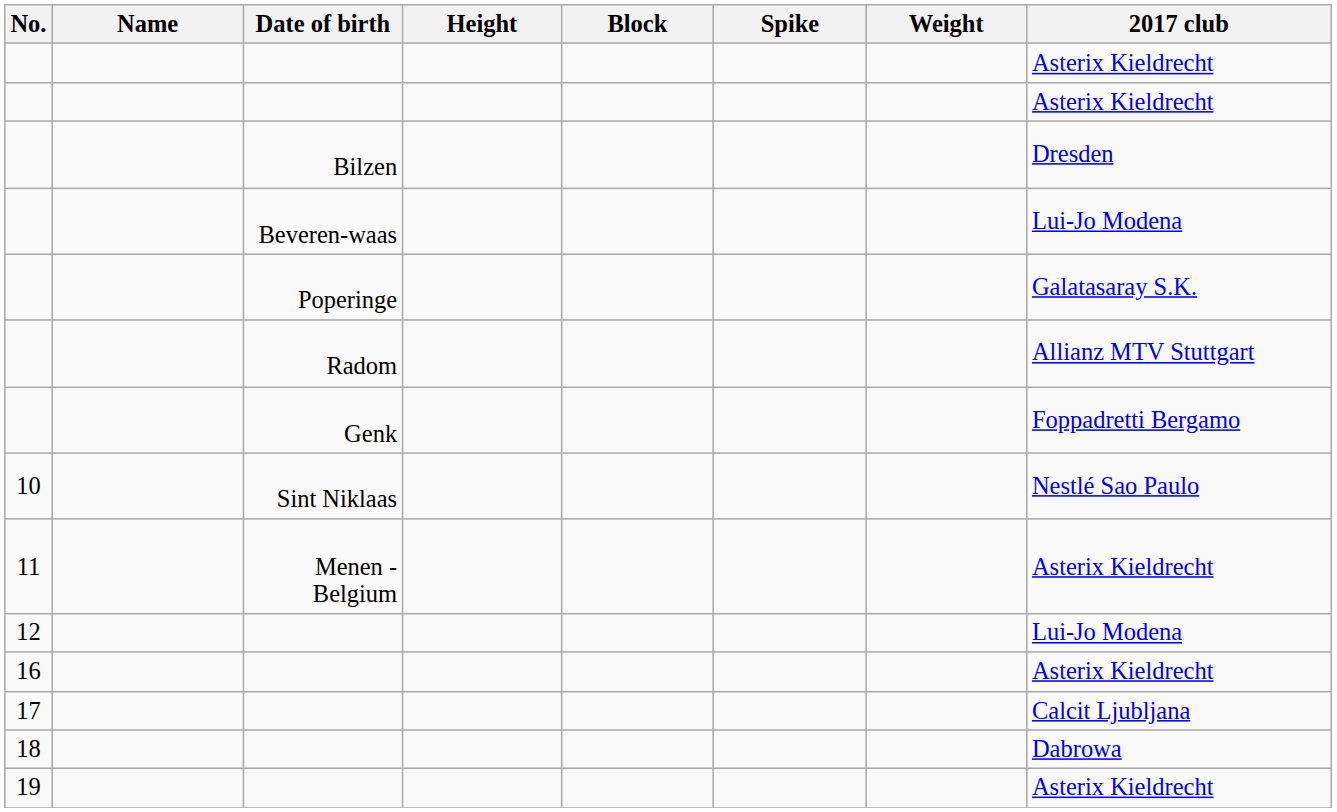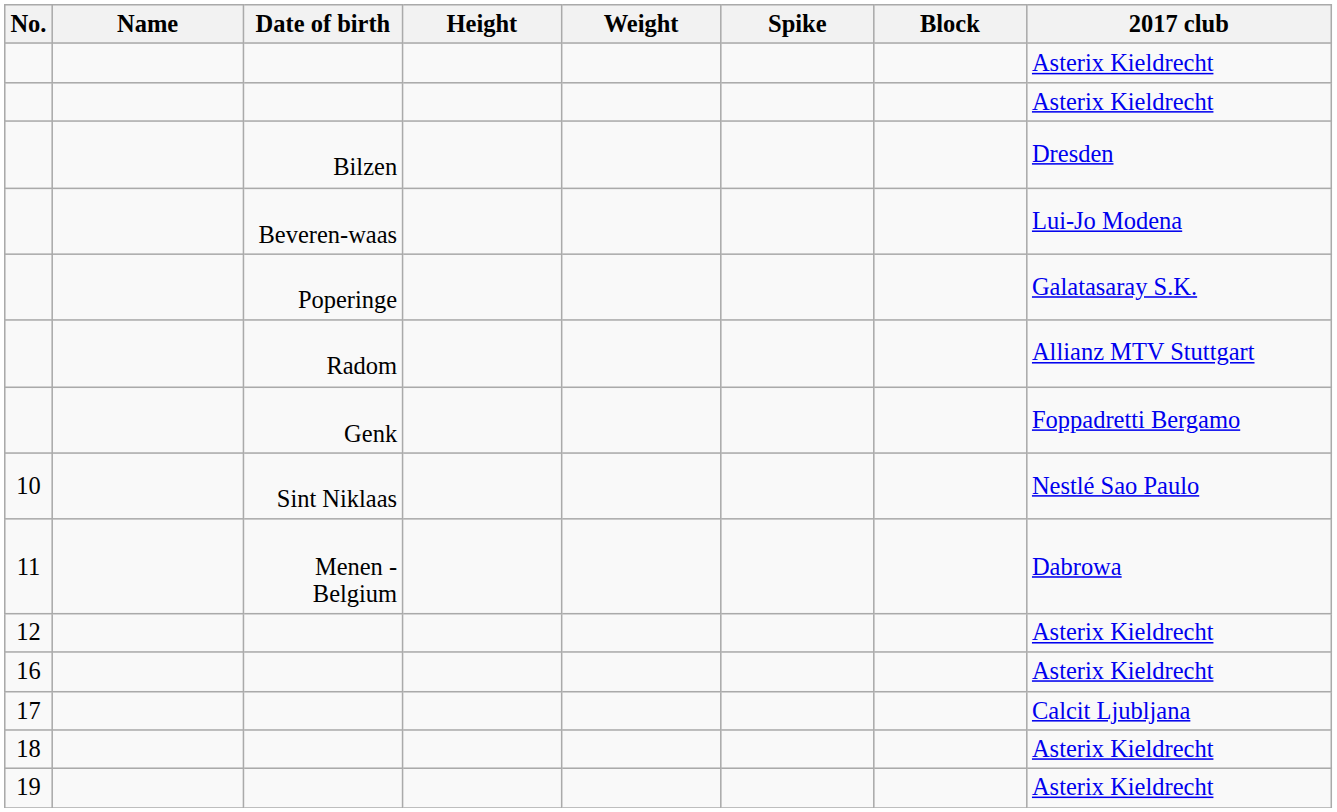columns swapped: (946, 23) <-> (637, 23)
(1123, 566) Asterix Kieldrecht -> (1077, 566) Dabrowa
(1107, 632) Lui-Jo Modena -> (1123, 632) Asterix Kieldrecht
(1077, 748) Dabrowa -> (1123, 748) Asterix Kieldrecht
